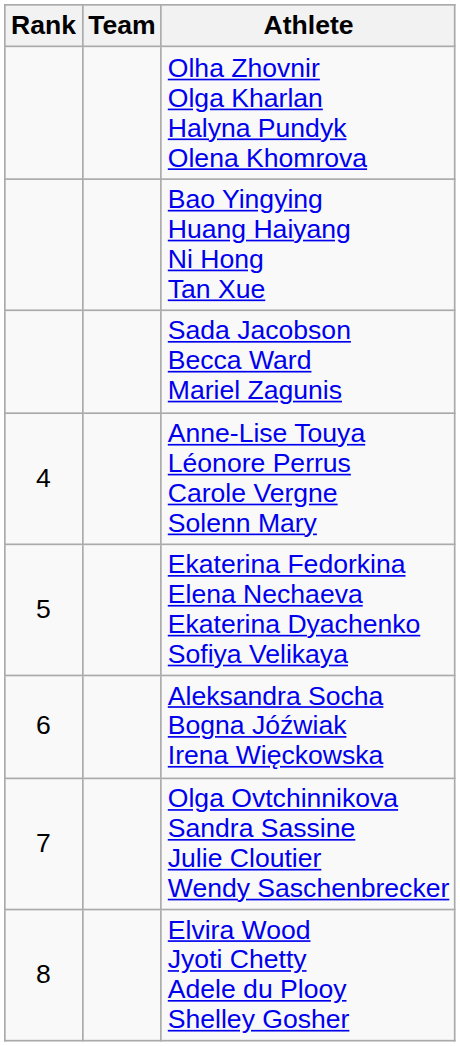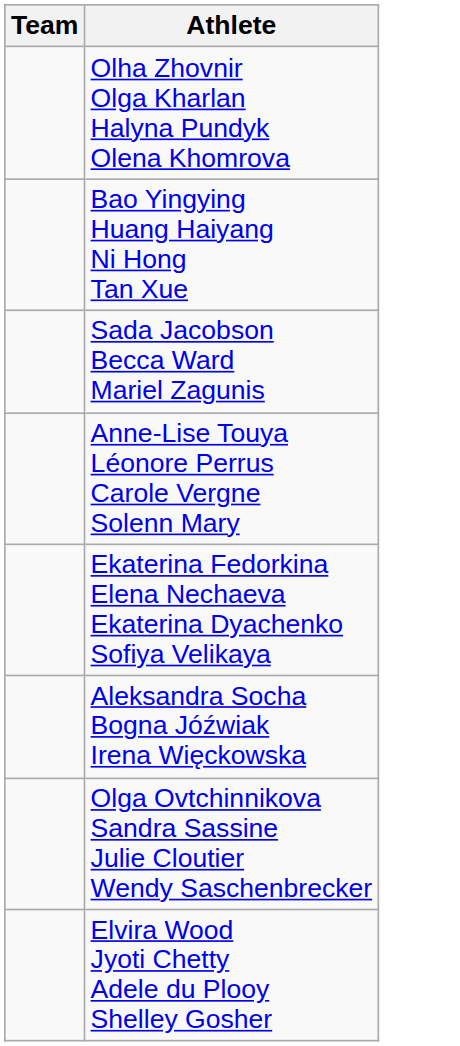- column: (43, 25)
